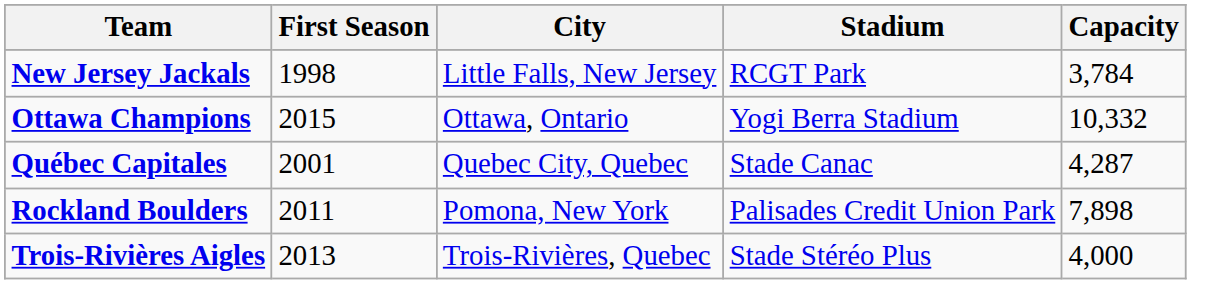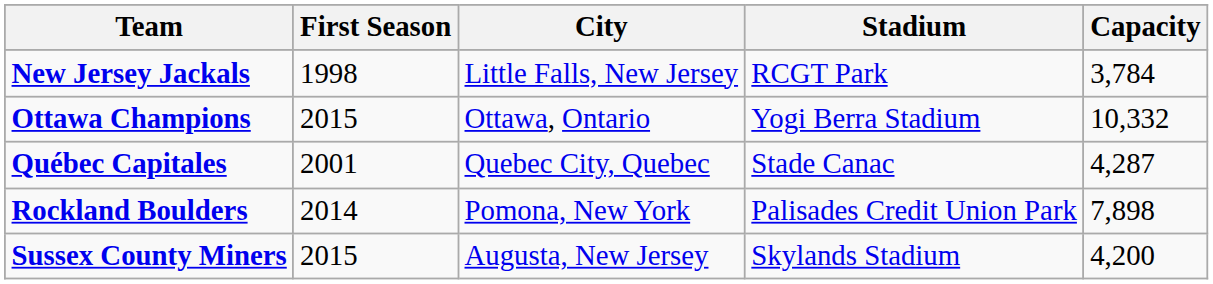(307, 210) 2011 -> (329, 210) 2014
+ row: (149, 255)
- row: (138, 255)
